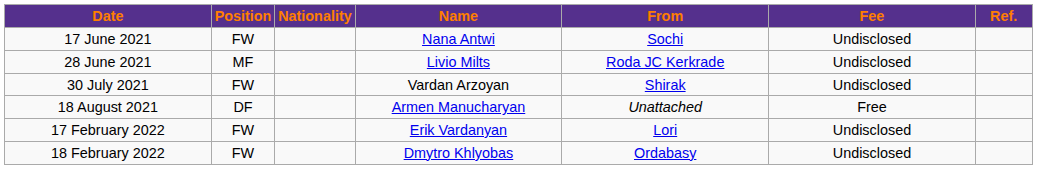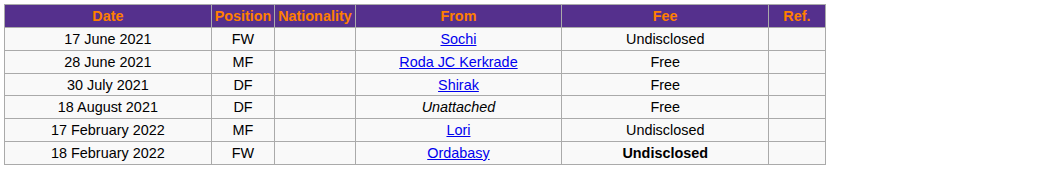- column: (458, 16)
(872, 62) Undisclosed -> (665, 62) Free
(243, 85) FW -> (243, 85) DF
(872, 85) Undisclosed -> (665, 85) Free
(243, 130) FW -> (243, 130) MF
(872, 153) normal -> (665, 153) bold
